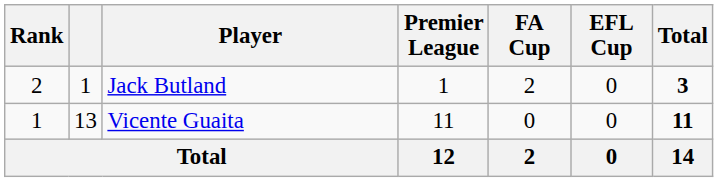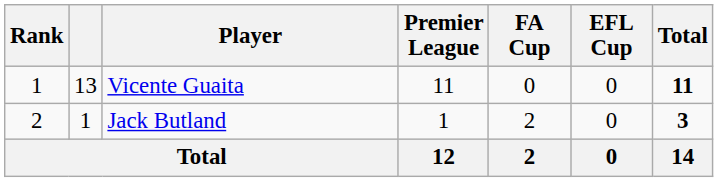rows swapped: (176, 120) <-> (167, 84)
